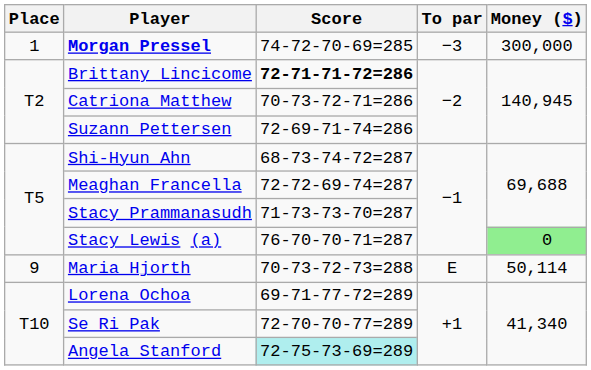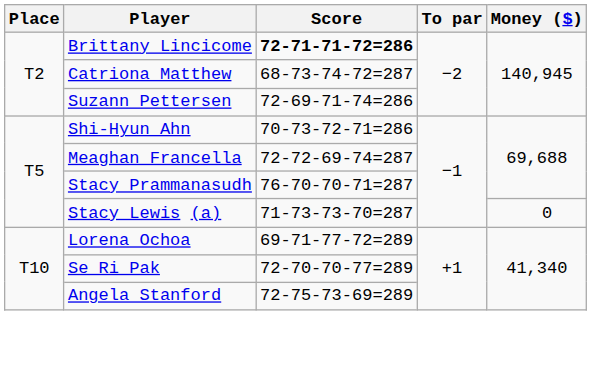- row: (139, 46)
(337, 102) 70-73-72-71=286 -> (337, 74) 68-73-74-72=287
(337, 157) 68-73-74-72=287 -> (337, 130) 70-73-72-71=286
(337, 213) 71-73-73-70=287 -> (337, 185) 76-70-70-71=287
(337, 241) 76-70-70-71=287 -> (337, 213) 71-73-73-70=287
(562, 241) lightgreen background -> (562, 213) no background
- row: (129, 268)
(337, 352) paleturquoise background -> (337, 296) no background
